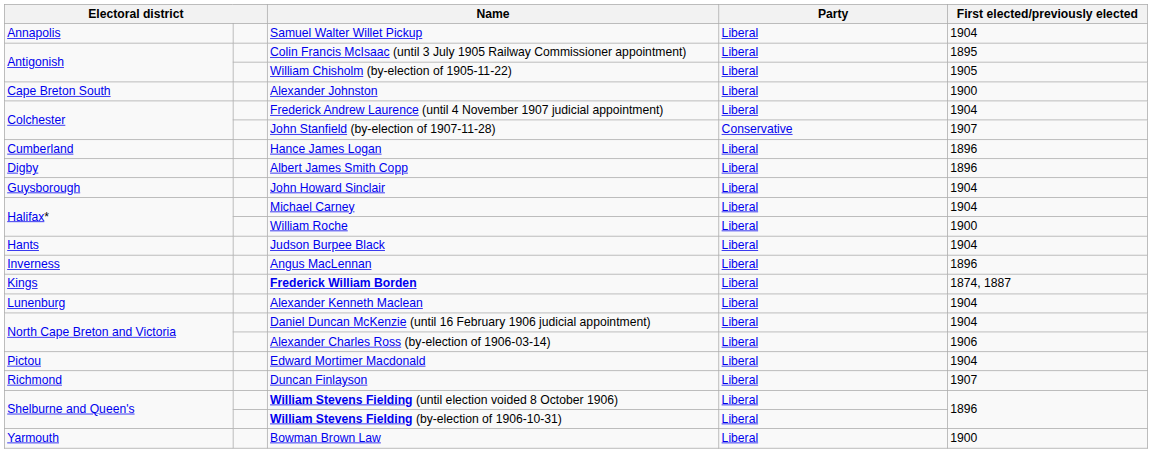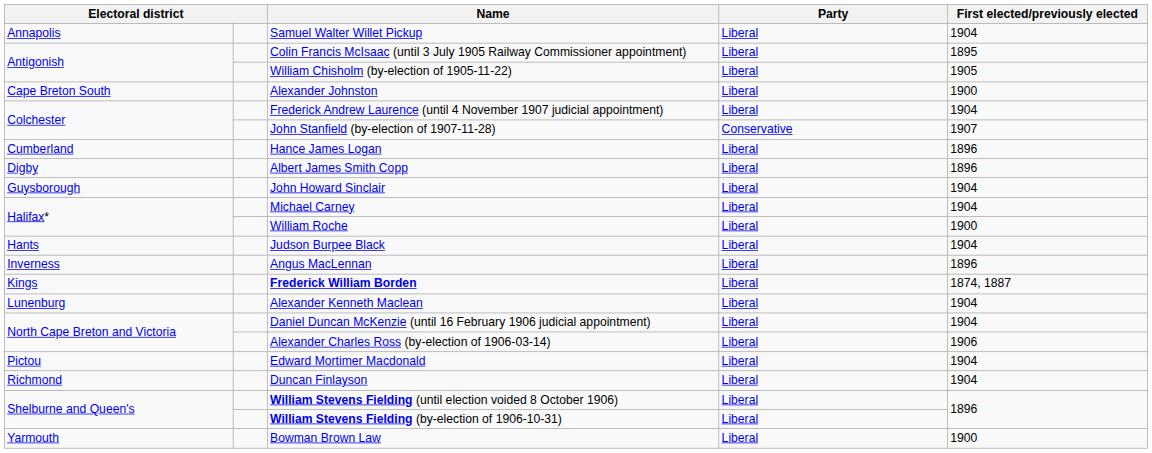(964, 380) 1907 -> (964, 380) 1904
